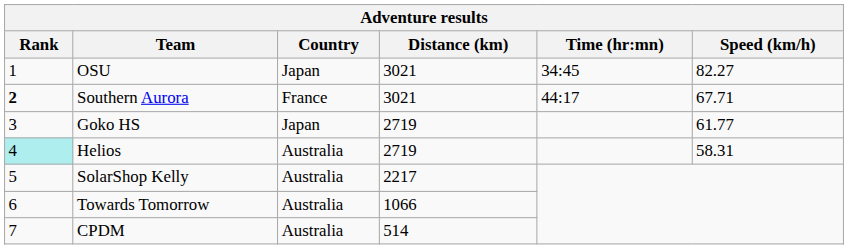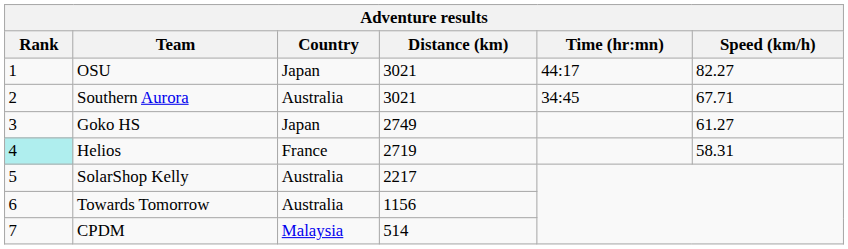(560, 71) 34:45 -> (560, 71) 44:17
(13, 97) bold -> (13, 97) normal
(305, 97) France -> (313, 97) Australia
(560, 97) 44:17 -> (560, 97) 34:45
(400, 124) 2719 -> (400, 124) 2749
(715, 124) 61.77 -> (715, 124) 61.27
(313, 151) Australia -> (305, 151) France
(400, 204) 1066 -> (400, 204) 1156
(313, 230) Australia -> (313, 230) Malaysia
